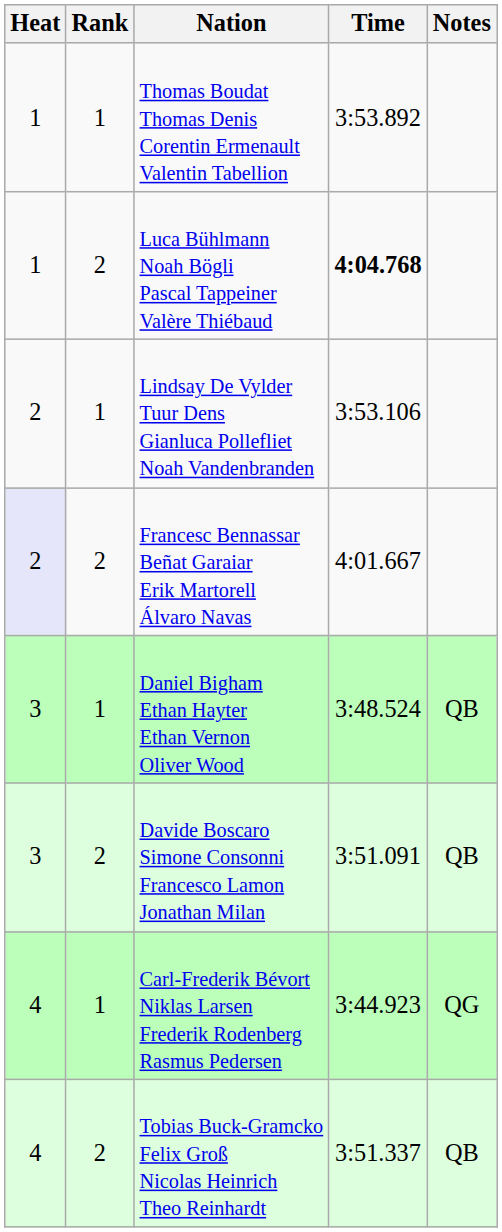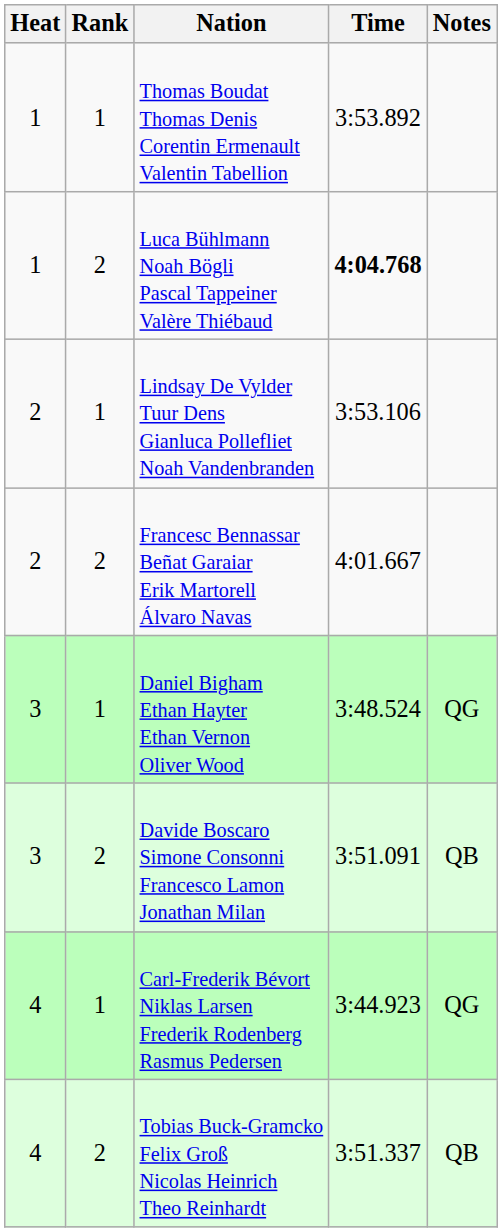(35, 561) lavender background -> (35, 561) no background
(462, 709) QB -> (462, 709) QG
